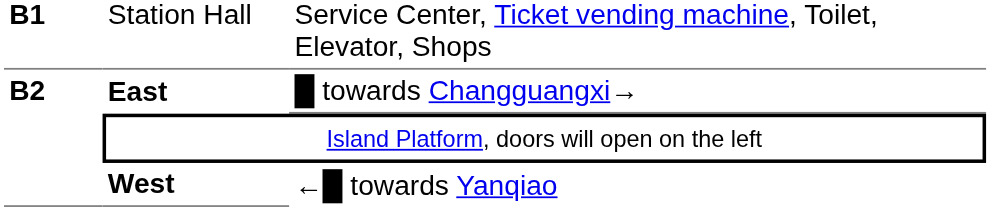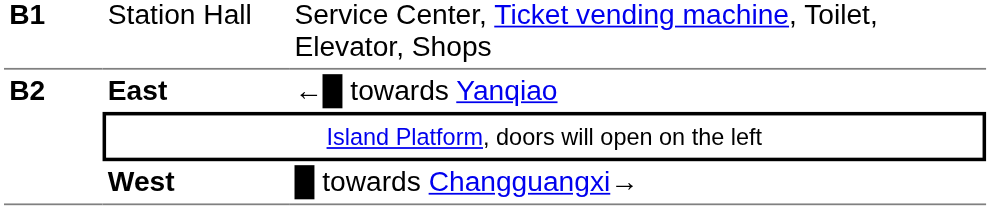(466, 90) █ towards Changguangxi→ -> (426, 90) ←█ towards Yanqiao
(426, 184) ←█ towards Yanqiao -> (466, 181) █ towards Changguangxi→
